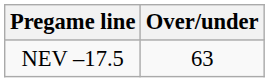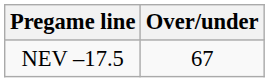(202, 58) 63 -> (202, 58) 67
